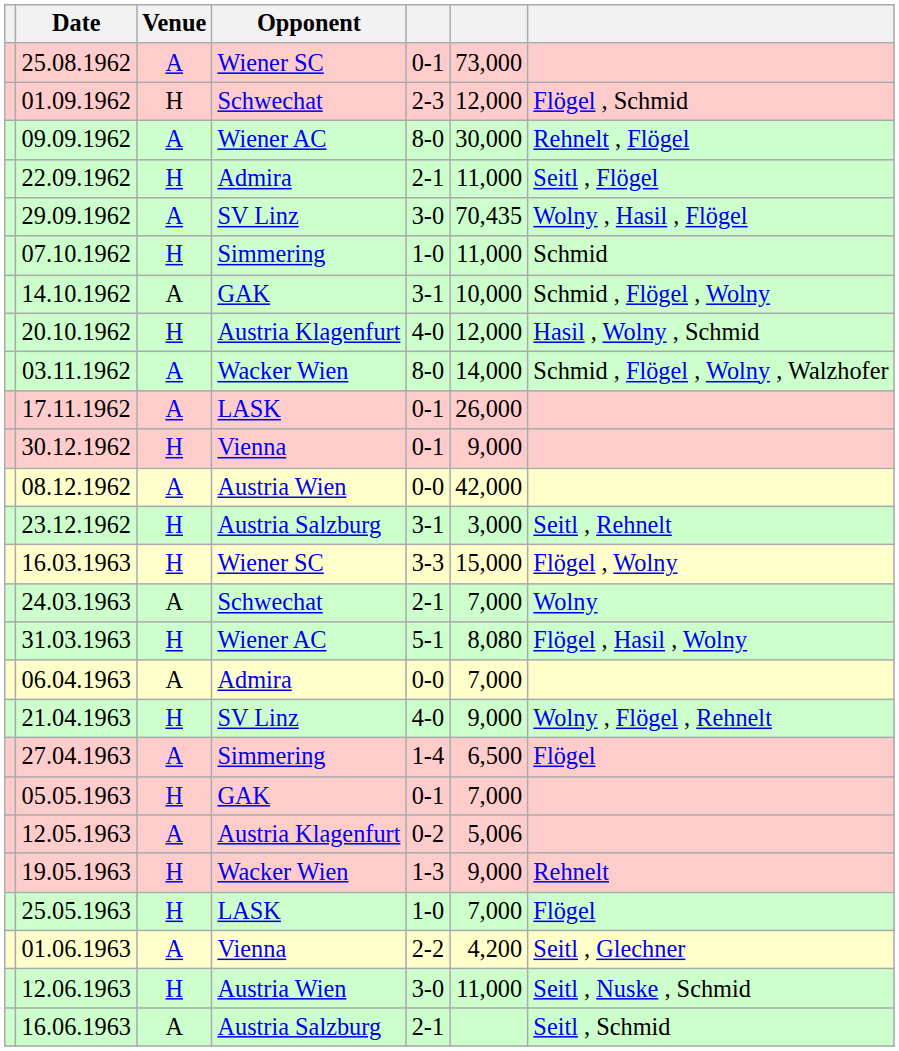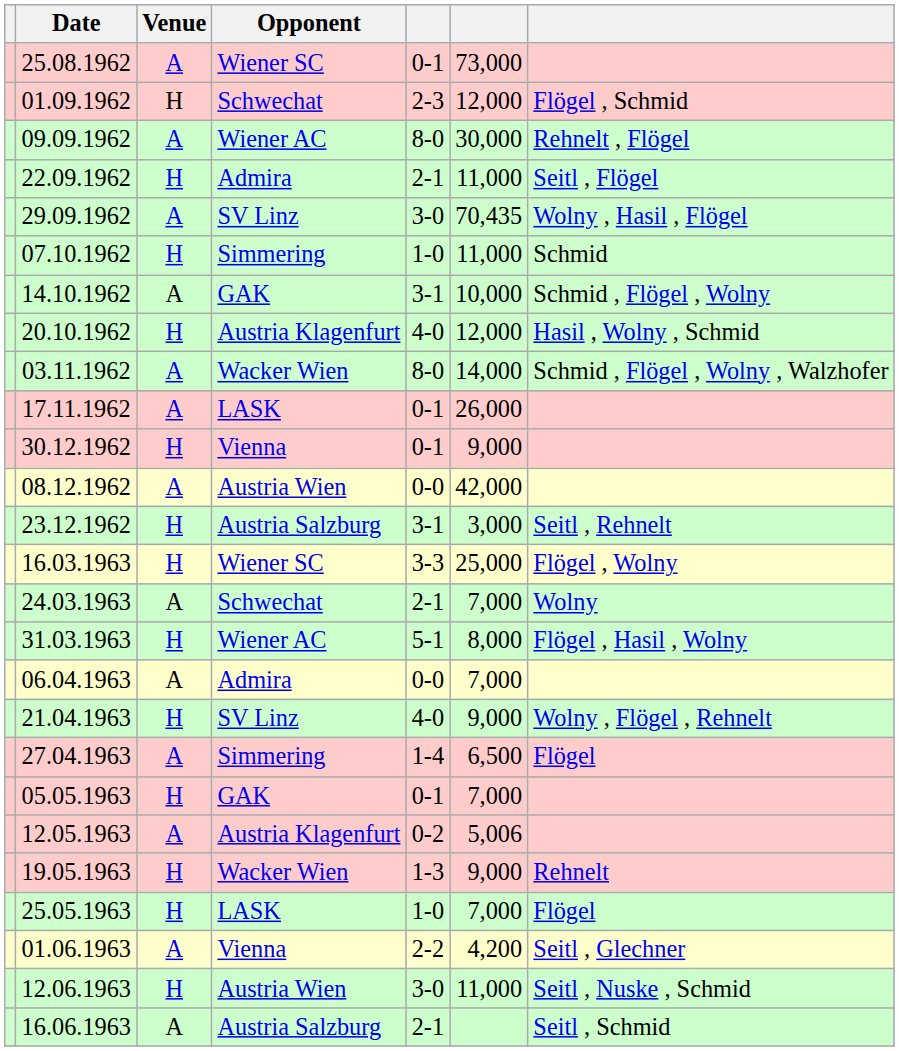(489, 563) 15,000 -> (489, 563) 25,000
(495, 640) 8,080 -> (495, 640) 8,000
